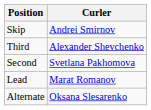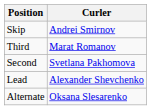(97, 46) Alexander Shevchenko -> (83, 46) Marat Romanov
(83, 80) Marat Romanov -> (97, 80) Alexander Shevchenko
